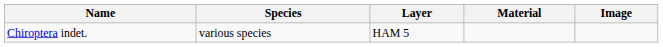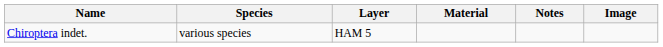+ column: (550, 13)
